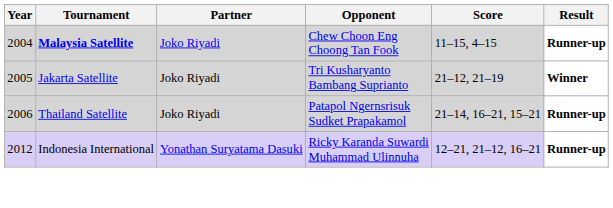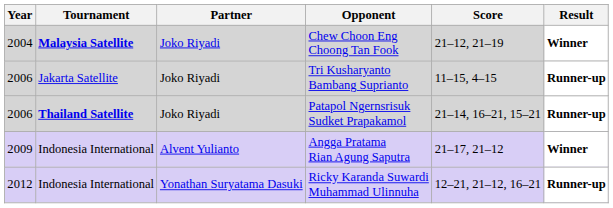(466, 43) 11–15, 4–15 -> (469, 43) 21–12, 21–19
(576, 43) Runner-up -> (567, 43) Winner
(20, 78) 2005 -> (20, 78) 2006
(469, 78) 21–12, 21–19 -> (466, 78) 11–15, 4–15
(567, 78) Winner -> (576, 78) Runner-up
(83, 114) normal -> (86, 114) bold
+ row: (359, 149)
